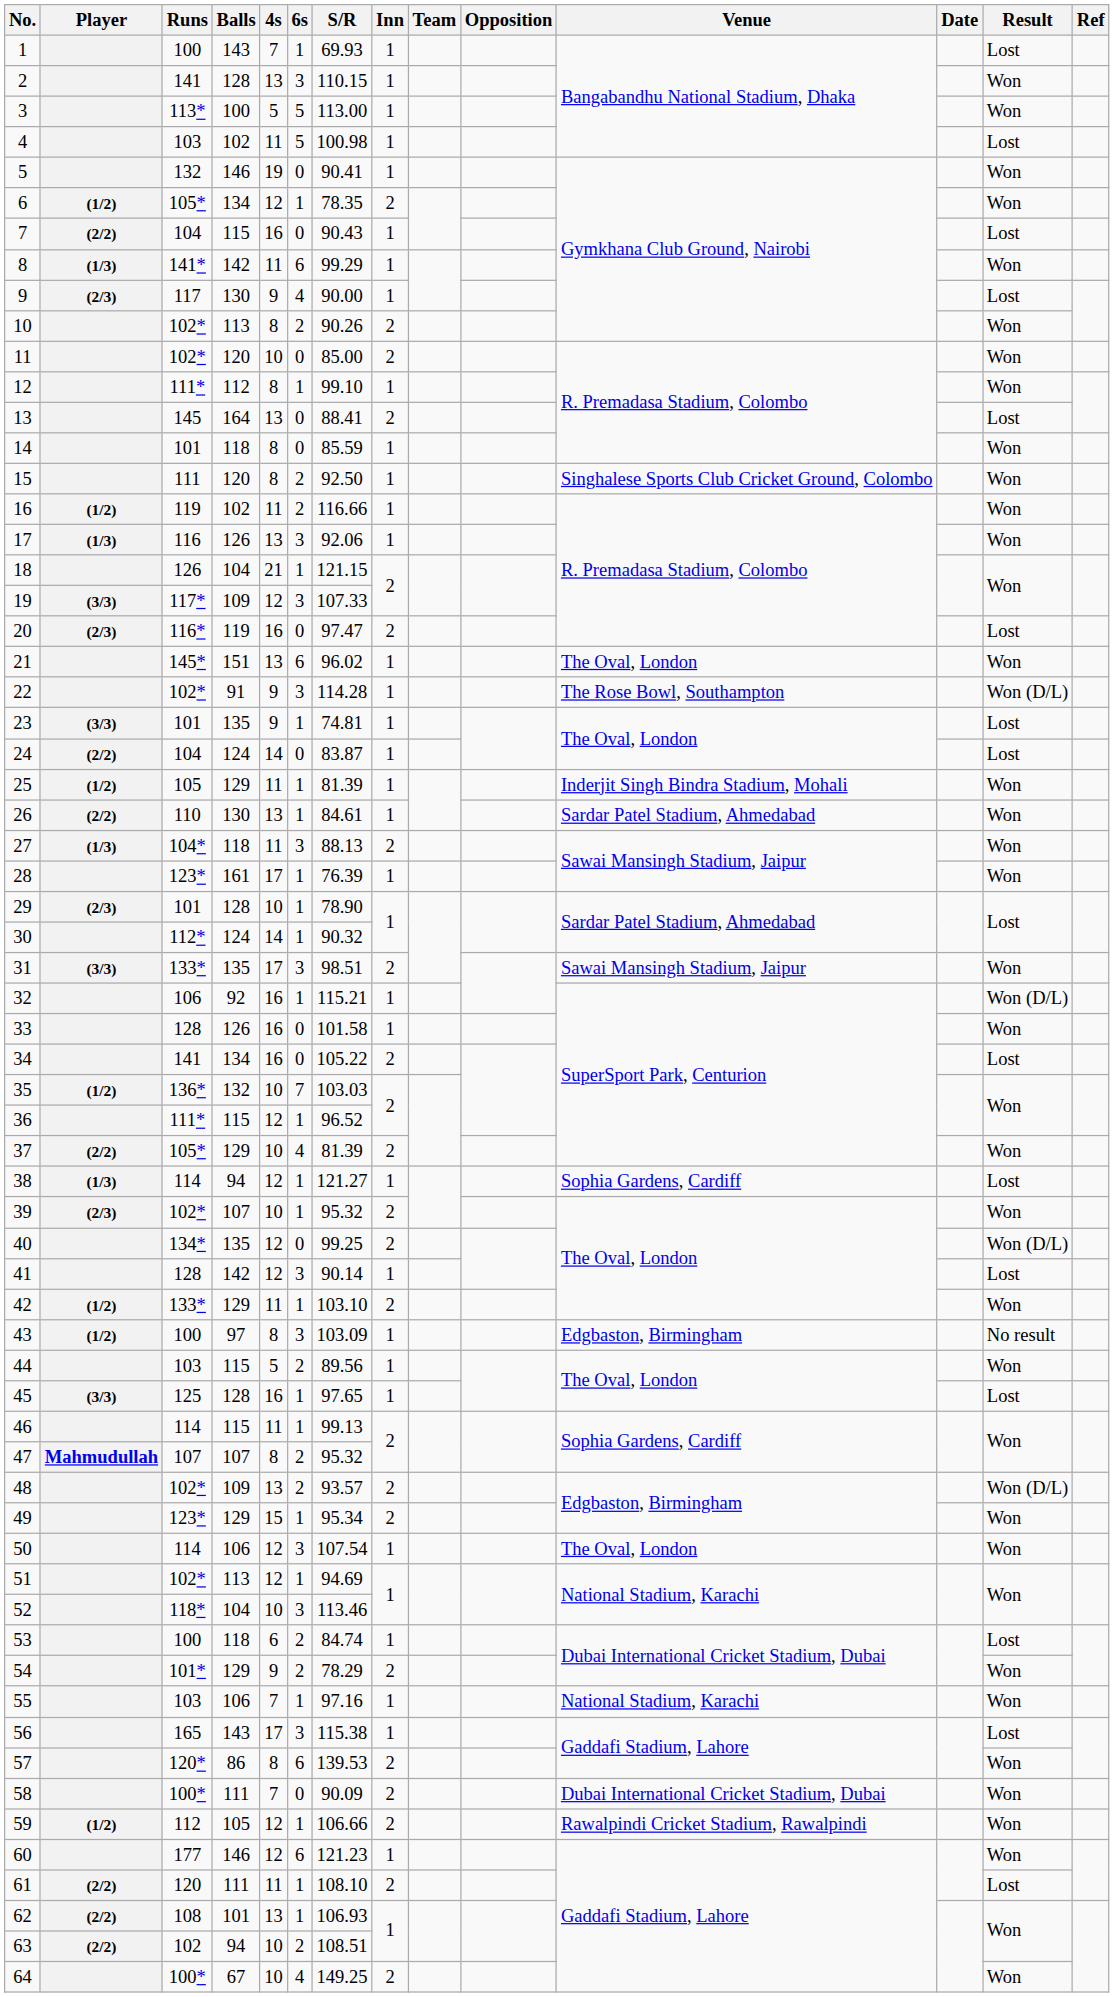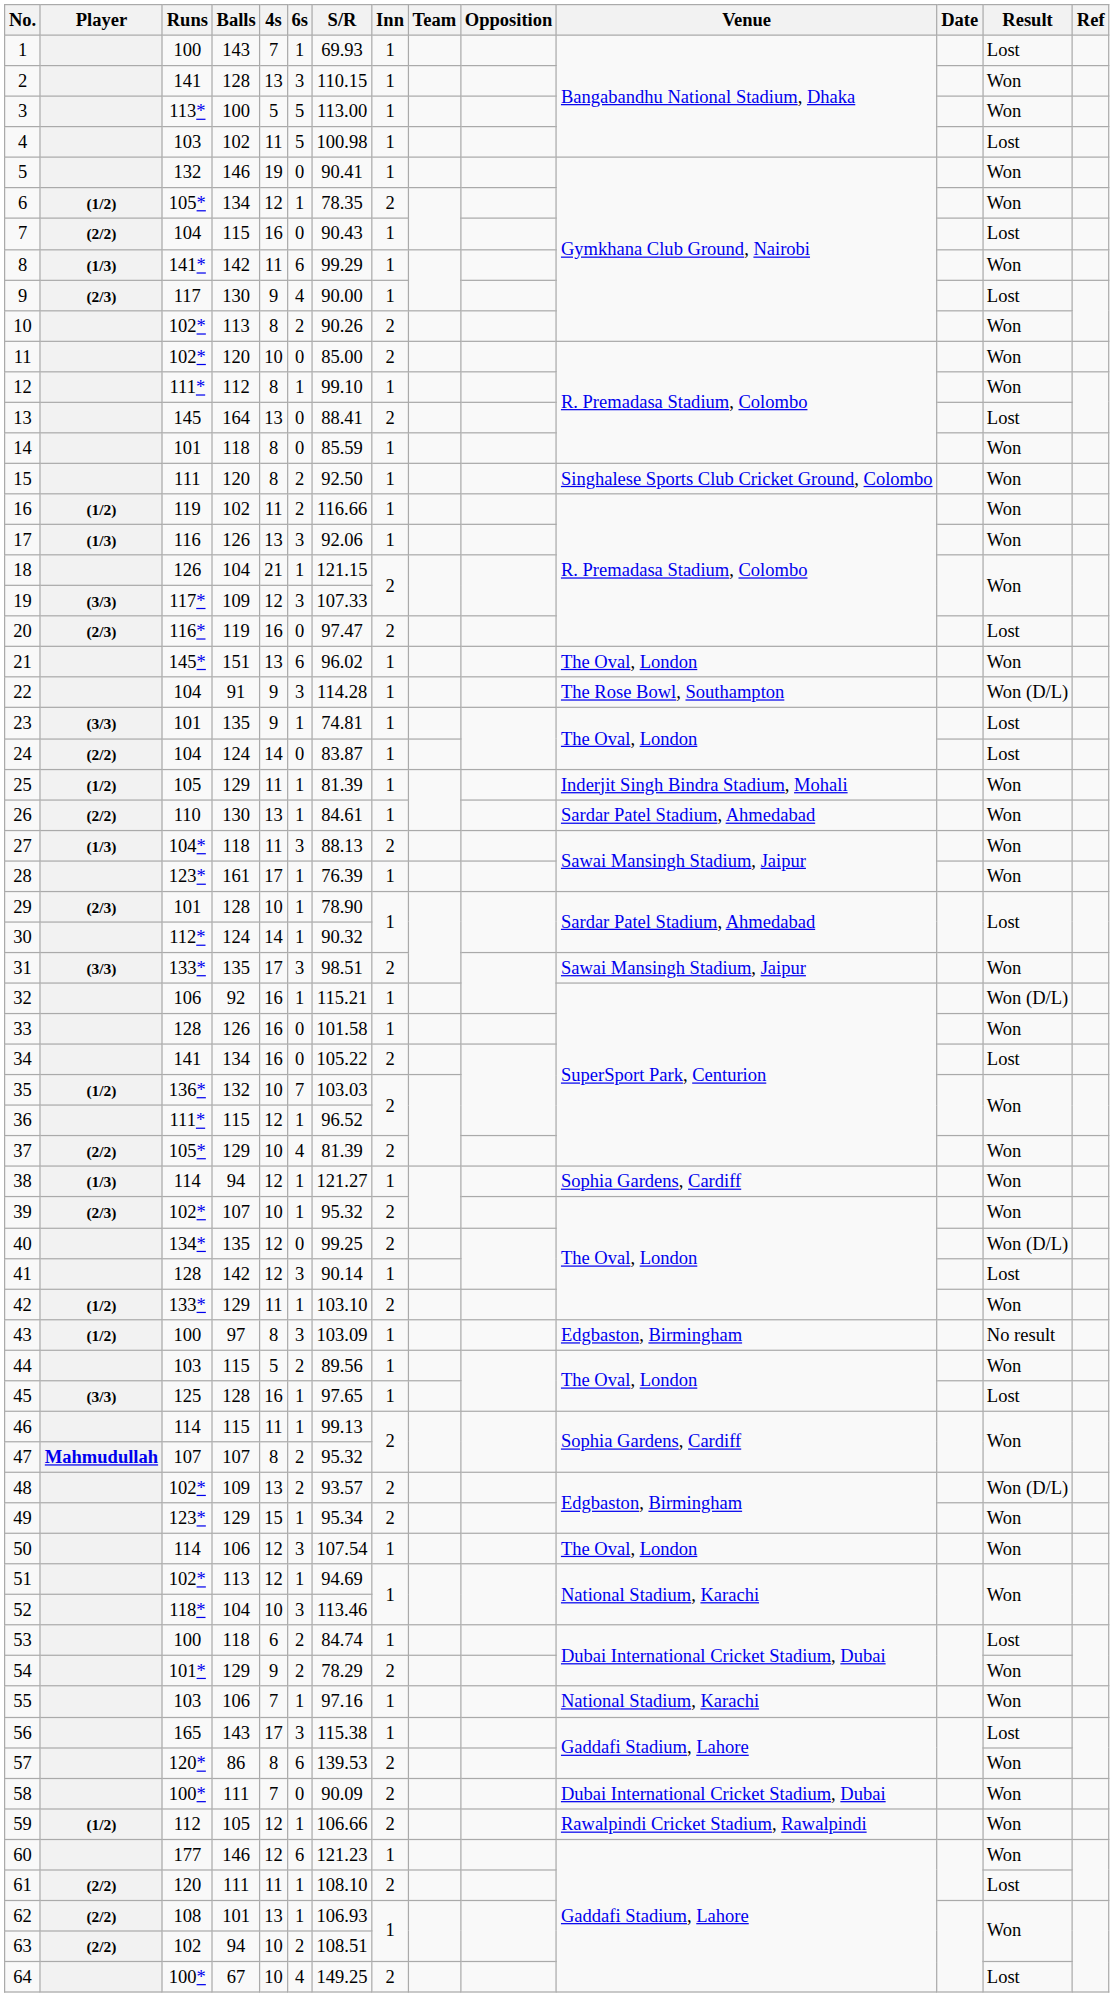(187, 692) 102* -> (187, 692) 104
(1003, 1181) Lost -> (1004, 1181) Won
(1004, 1976) Won -> (1003, 1976) Lost
